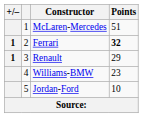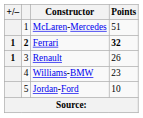(26, 42) normal -> (26, 42) bold
(116, 58) 29 -> (116, 58) 26
